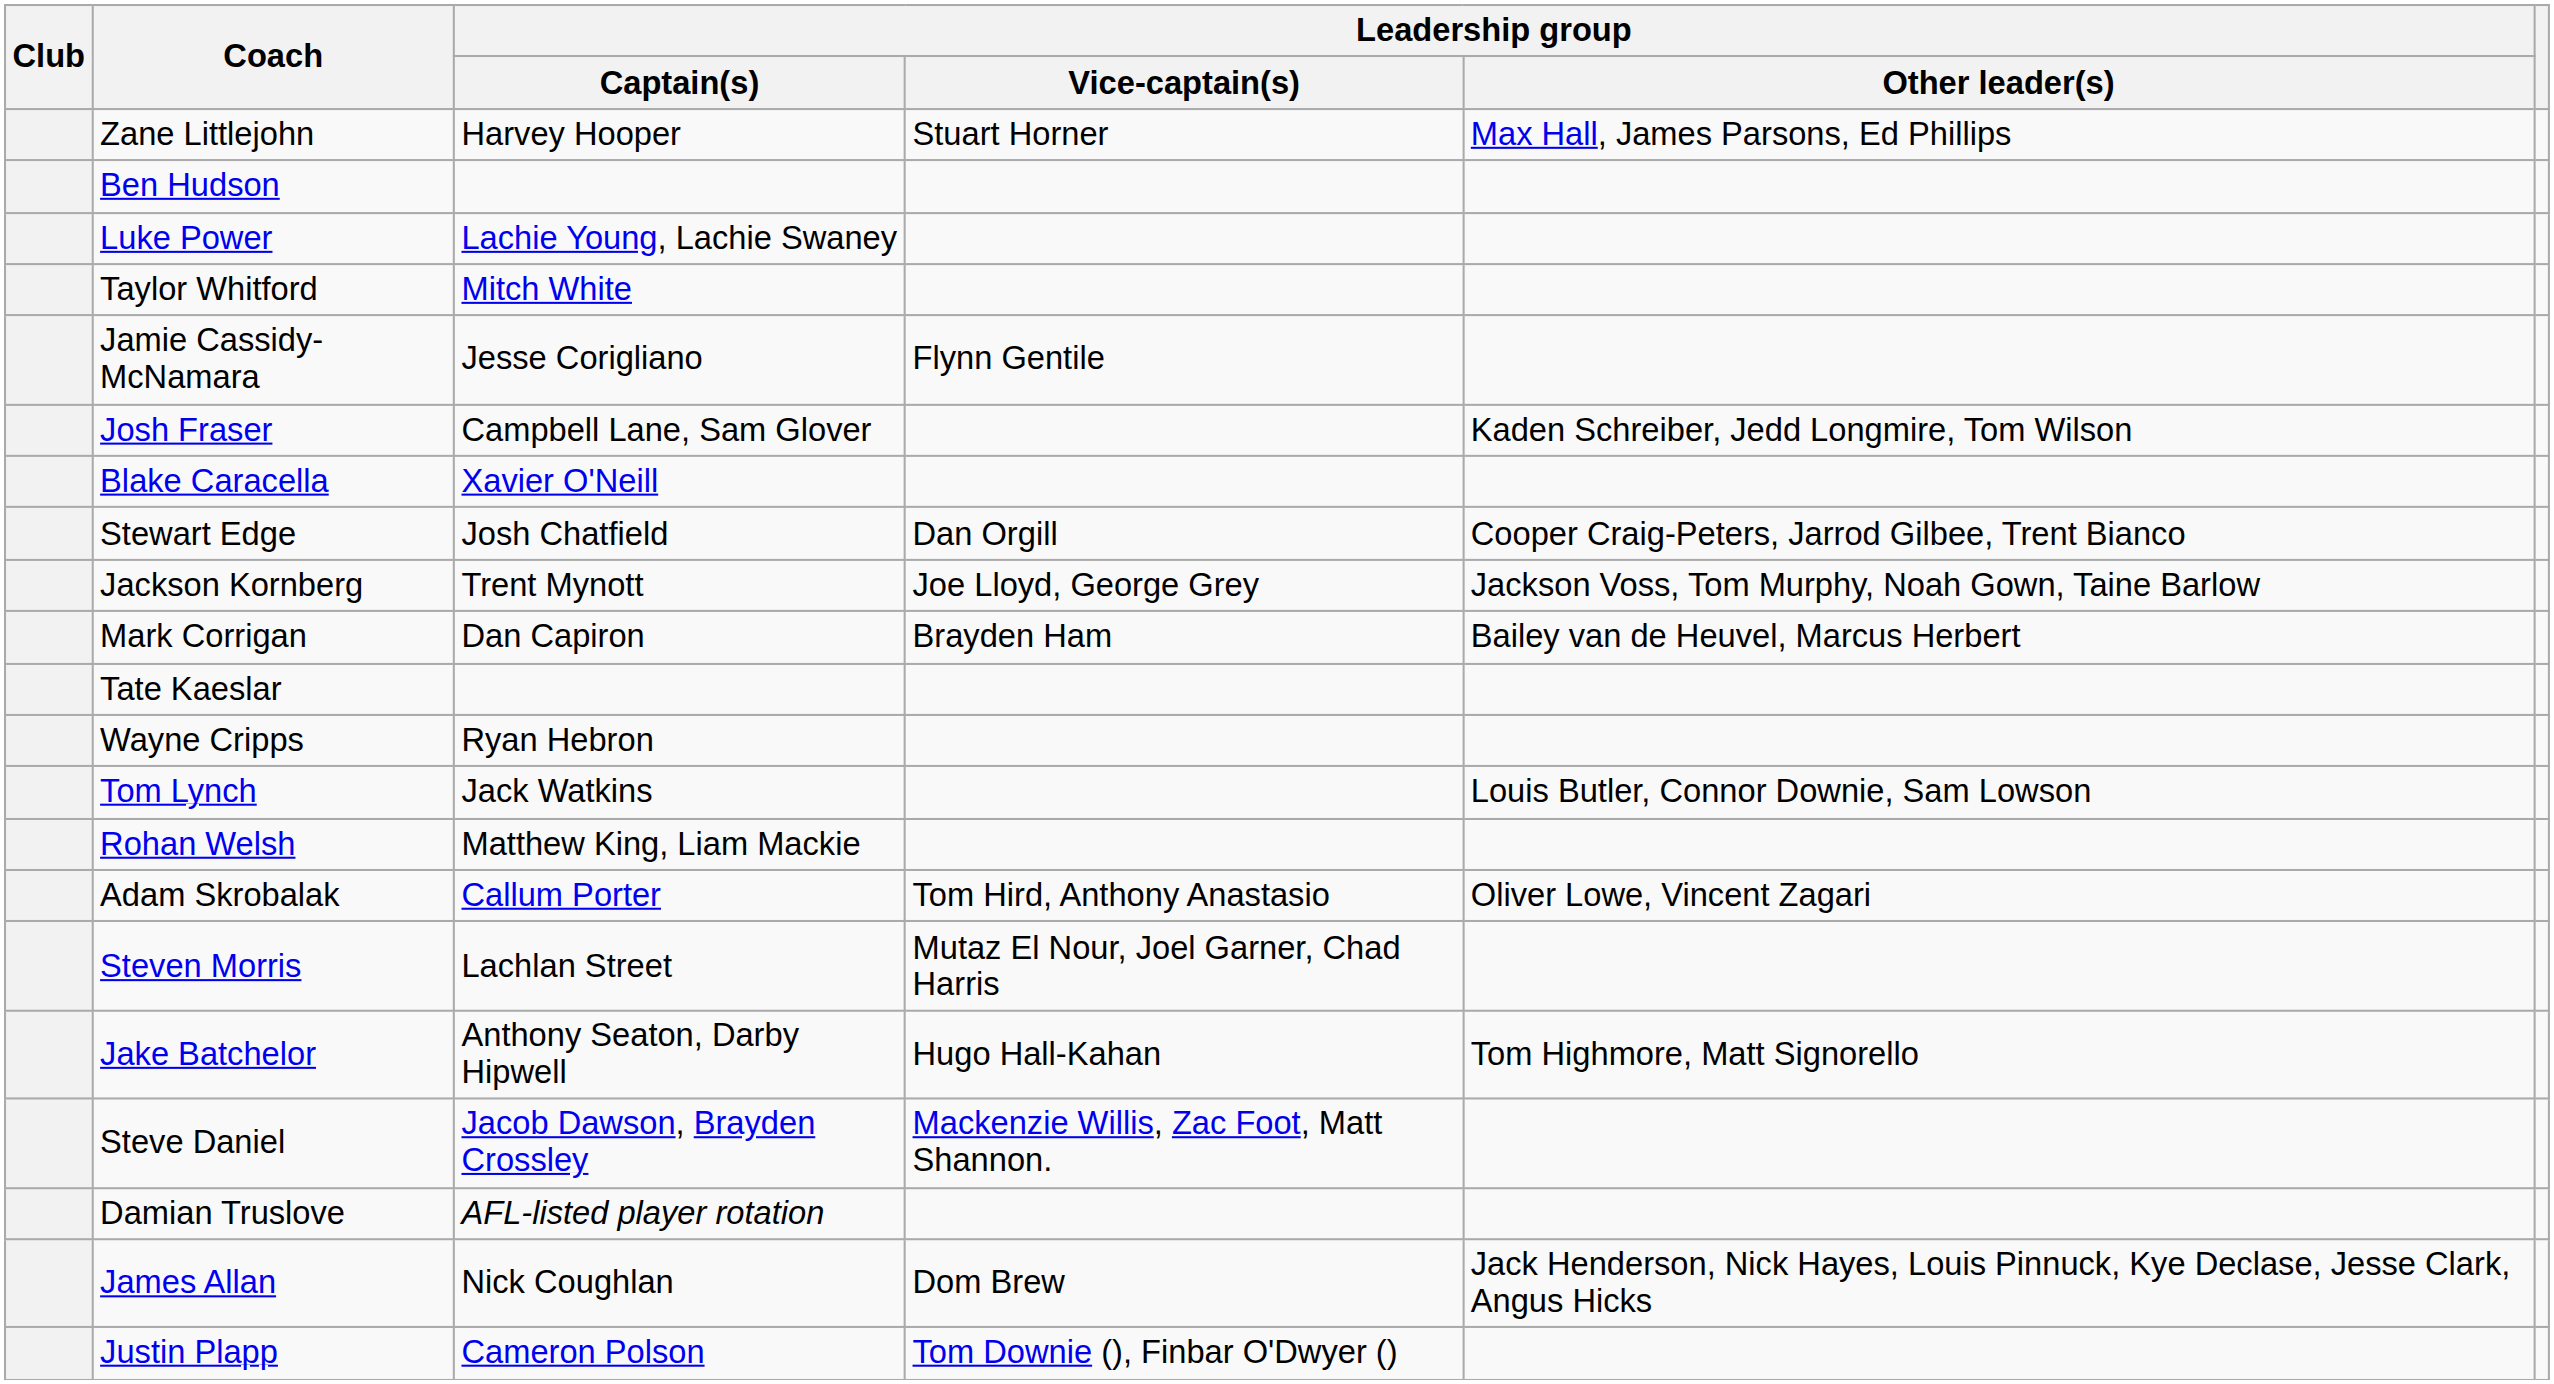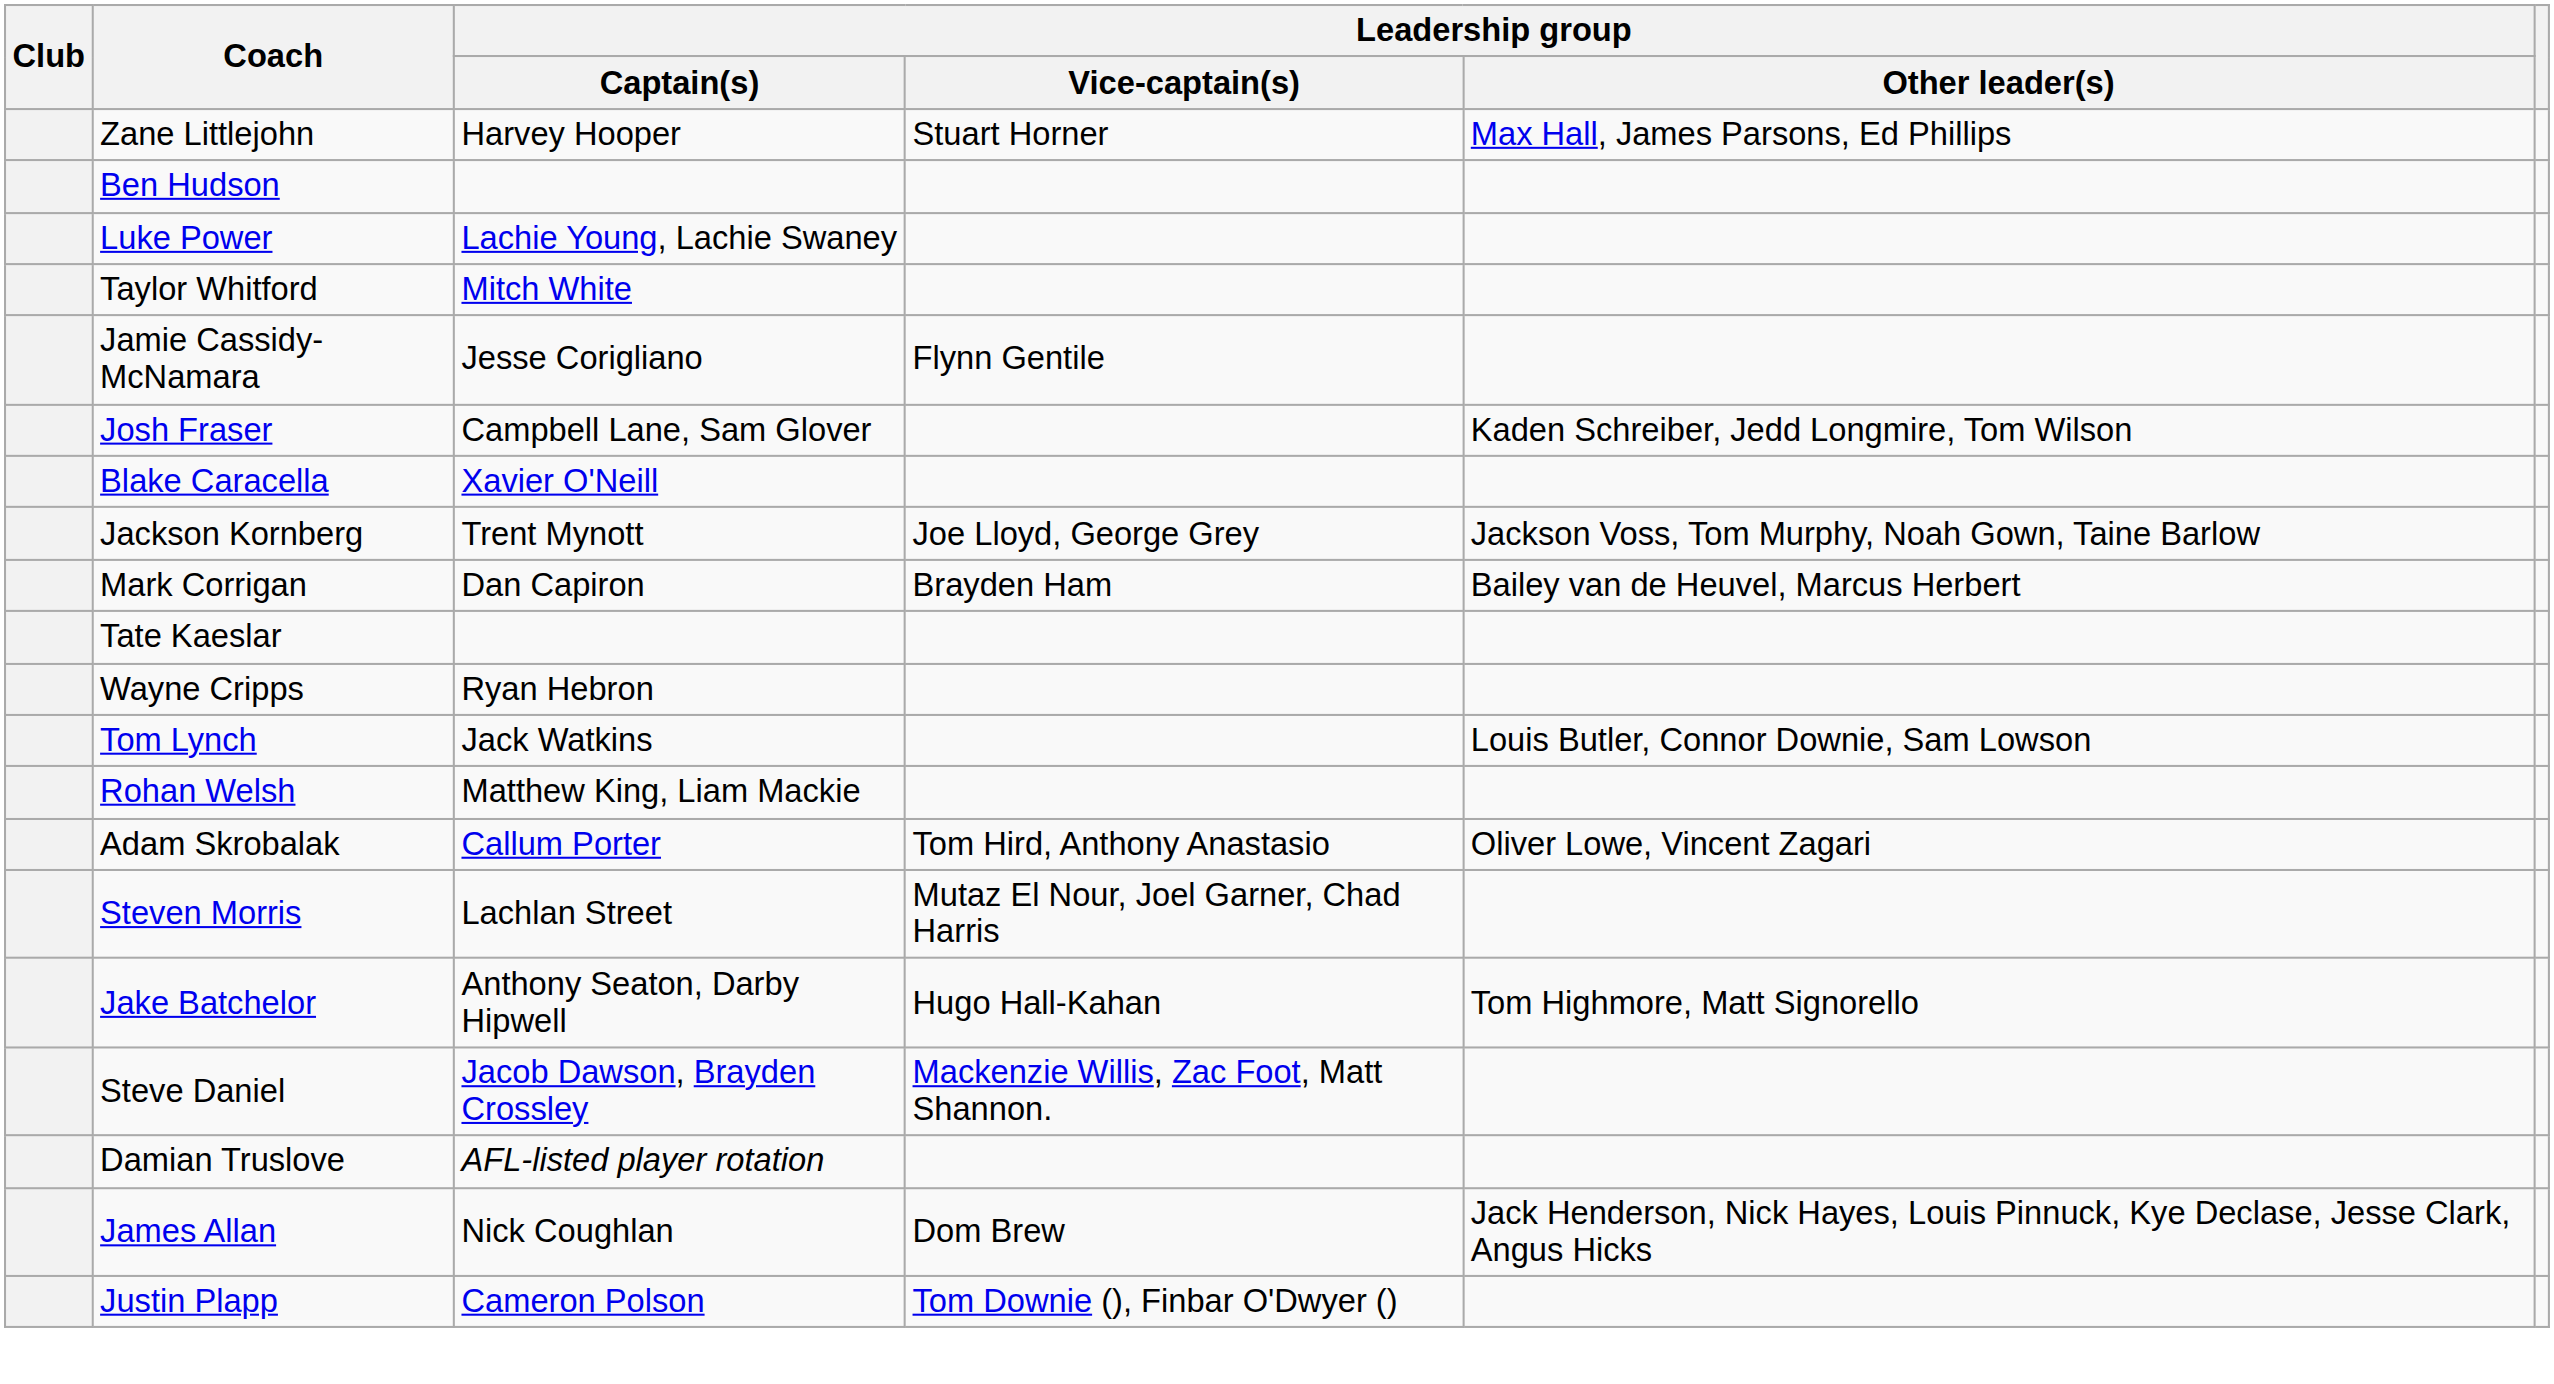- row: (198, 532)
